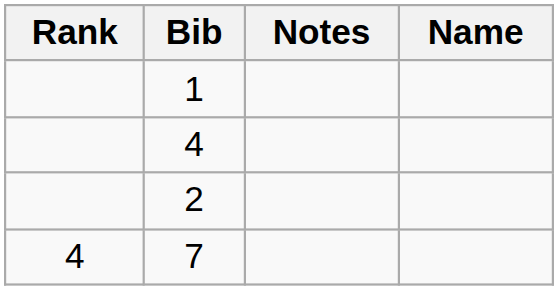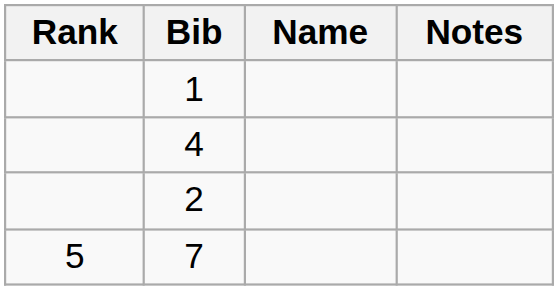columns swapped: (476, 32) <-> (322, 32)
(75, 255) 4 -> (75, 255) 5
